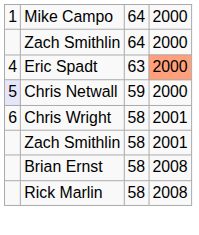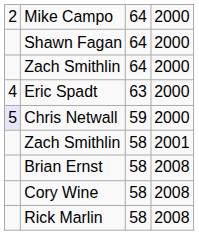(13, 17) 1 -> (13, 17) 2
+ row: (73, 42)
(170, 67) lightsalmon background -> (172, 92) no background
- row: (68, 117)
+ row: (61, 192)
